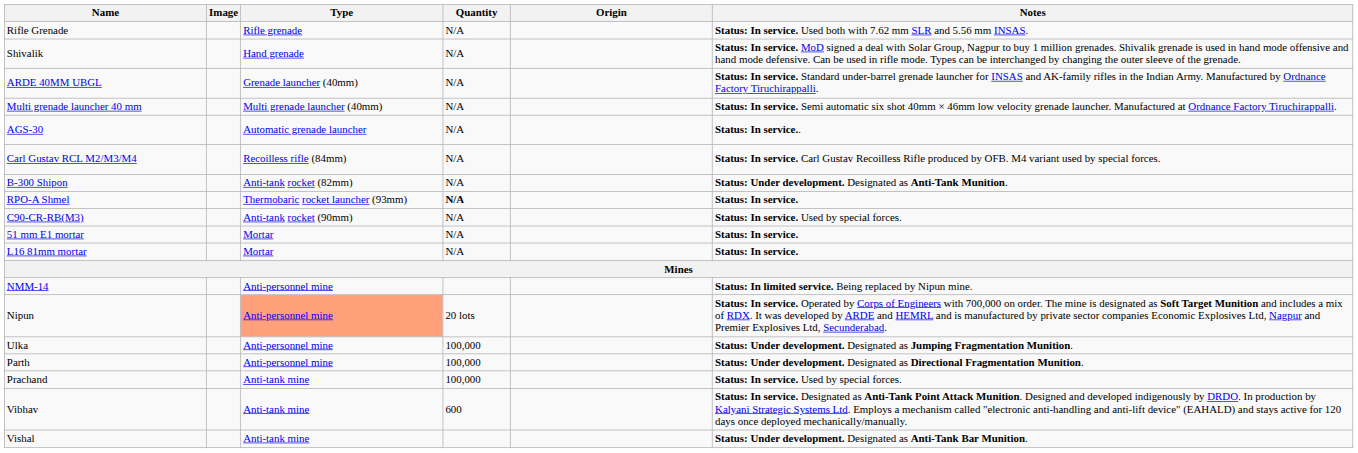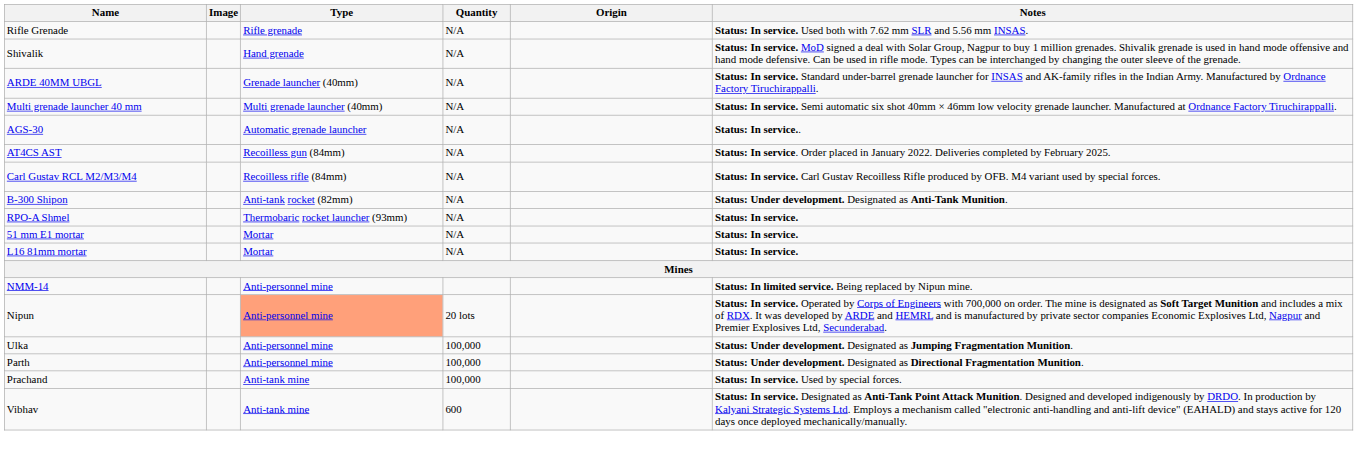+ row: (34, 153)
(455, 200) bold -> (455, 217) normal
- row: (45, 217)
- row: (21, 438)
